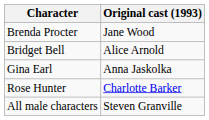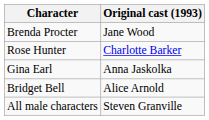rows swapped: (36, 50) <-> (36, 87)
